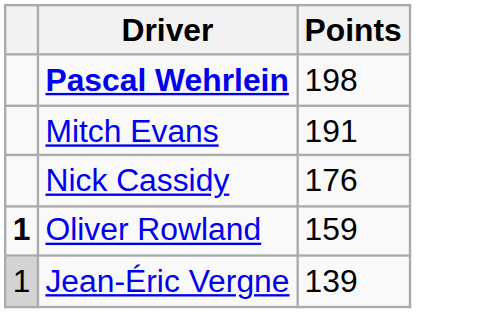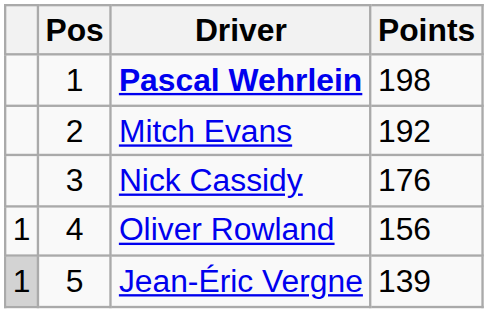+ column: (75, 30)
(331, 130) 191 -> (405, 130) 192
(22, 231) bold -> (22, 231) normal
(331, 231) 159 -> (405, 231) 156
